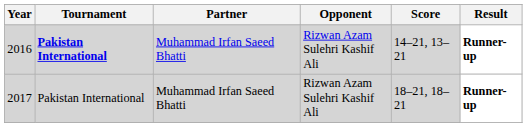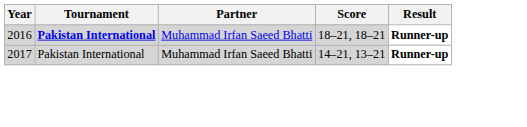- column: (346, 14)
(422, 49) 14–21, 13–21 -> (352, 35) 18–21, 18–21
(422, 98) 18–21, 18–21 -> (352, 55) 14–21, 13–21
